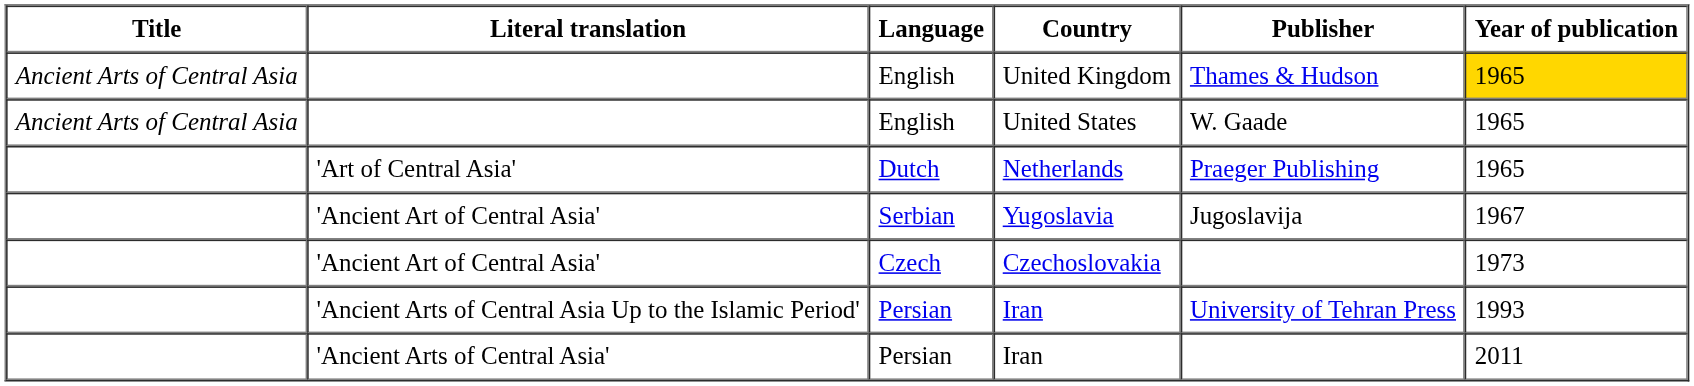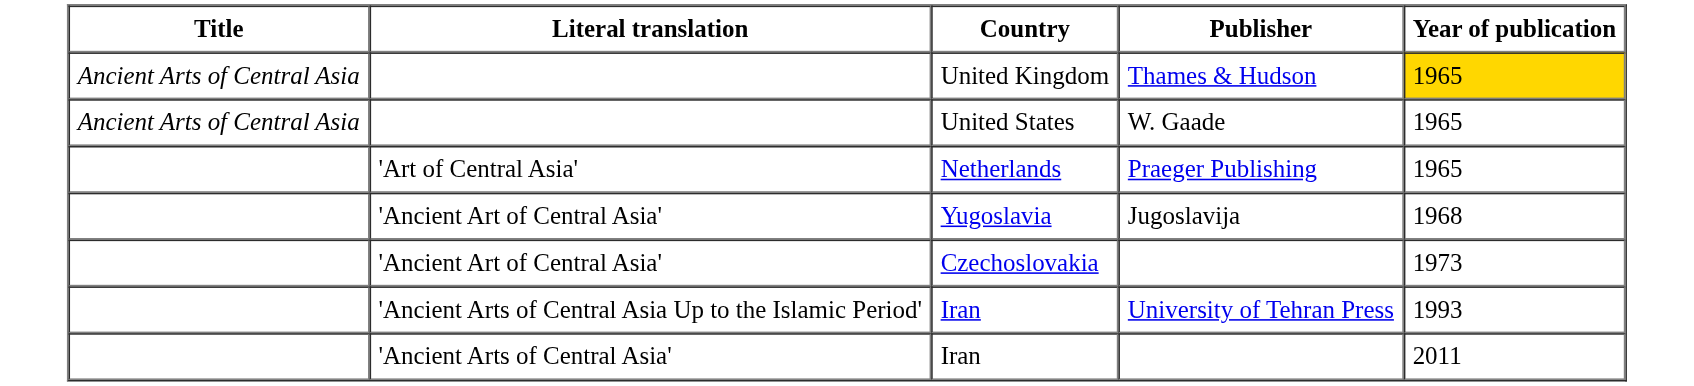- column: (931, 28)
(1500, 215) 1967 -> (1438, 215) 1968
